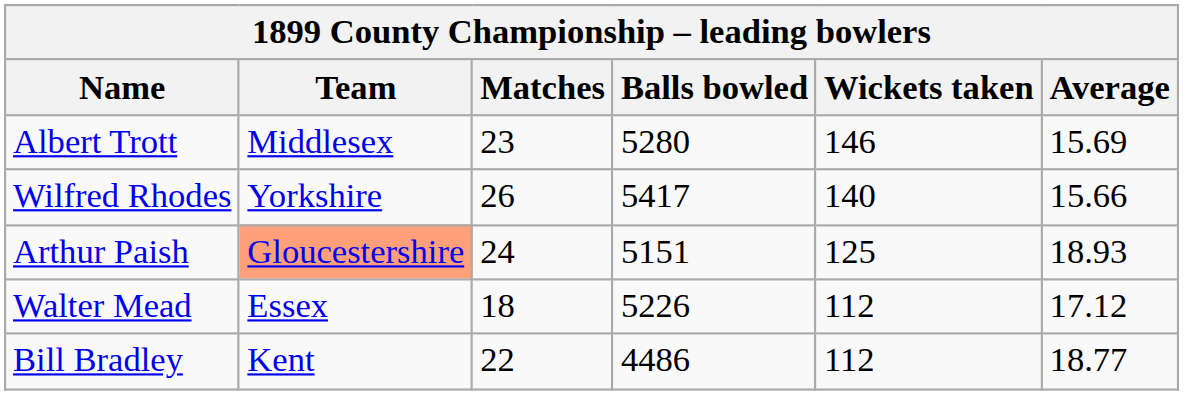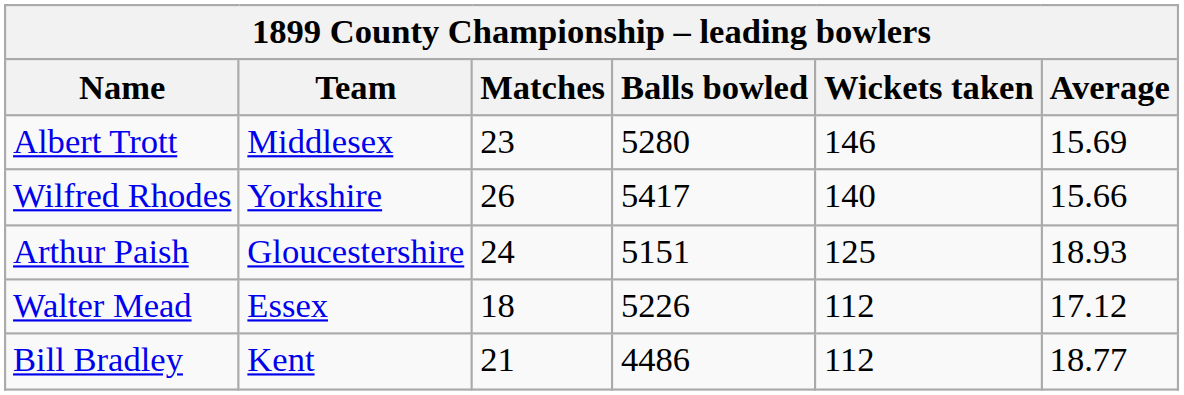(356, 251) lightsalmon background -> (356, 251) no background
(497, 360) 22 -> (497, 360) 21
